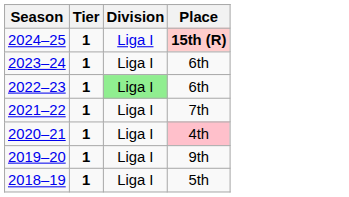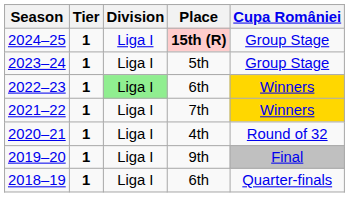+ column: (287, 17)
(199, 63) 6th -> (199, 63) 5th
(199, 134) pink background -> (199, 134) no background
(199, 181) 5th -> (199, 181) 6th
